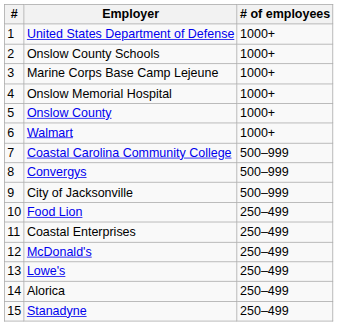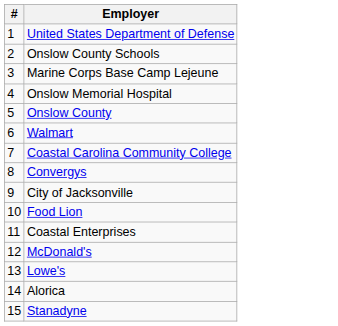- column: (285, 14)
